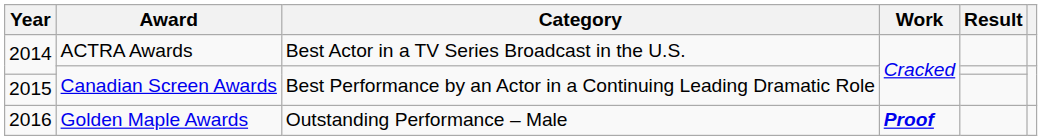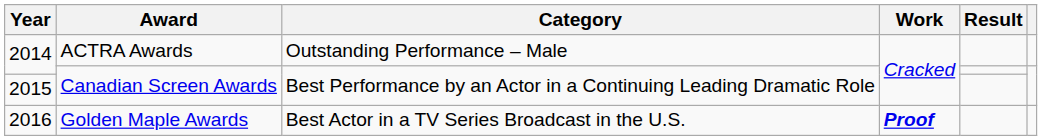(486, 50) Best Actor in a TV Series Broadcast in the U.S. -> (427, 50) Outstanding Performance – Male
(427, 119) Outstanding Performance – Male -> (486, 119) Best Actor in a TV Series Broadcast in the U.S.
